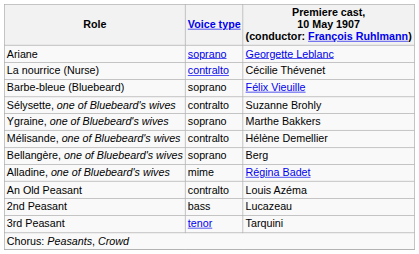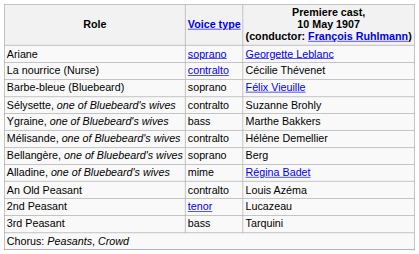(207, 122) soprano -> (199, 122) bass
(199, 207) bass -> (200, 207) tenor
(200, 224) tenor -> (199, 224) bass
